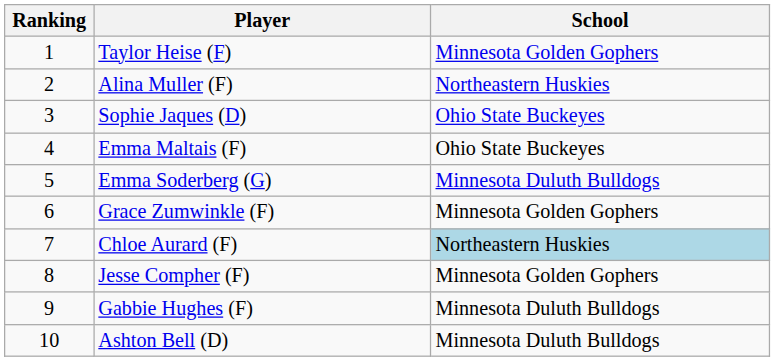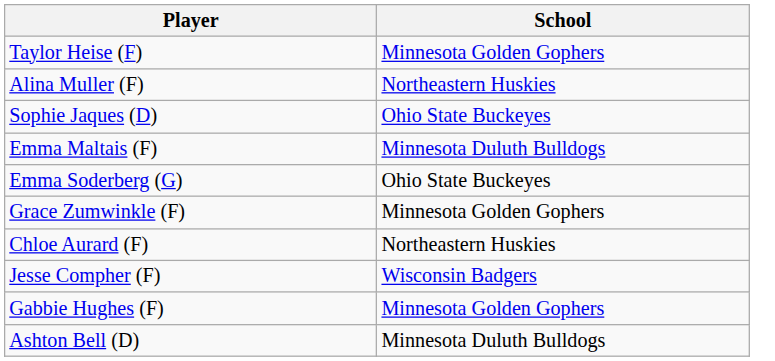- column: (49, 20)
(520, 148) Ohio State Buckeyes -> (493, 148) Minnesota Duluth Bulldogs
(547, 180) Minnesota Duluth Bulldogs -> (466, 180) Ohio State Buckeyes
(523, 244) lightblue background -> (469, 244) no background
(547, 276) Minnesota Golden Gophers -> (459, 276) Wisconsin Badgers
(547, 308) Minnesota Duluth Bulldogs -> (493, 308) Minnesota Golden Gophers
